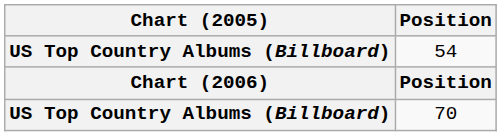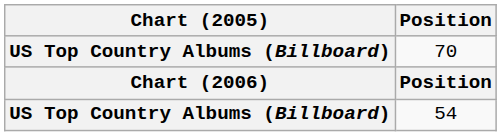rows swapped: (446, 114) <-> (446, 52)
